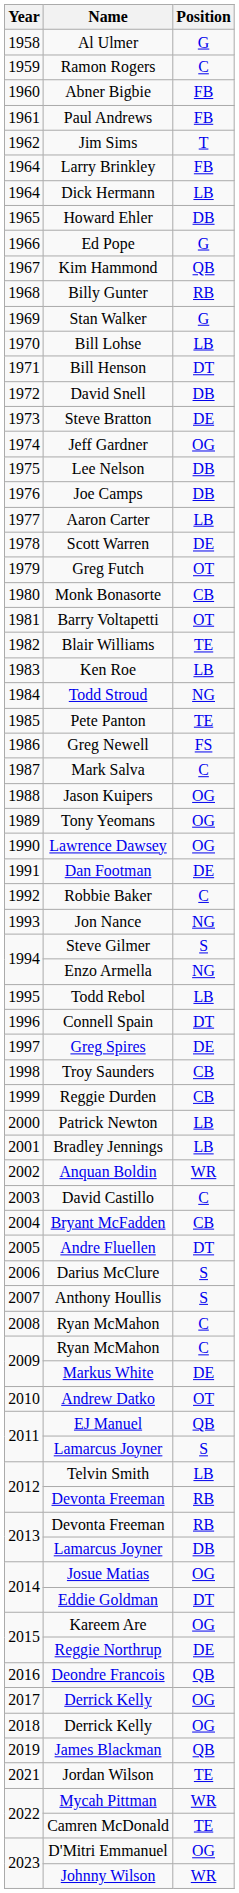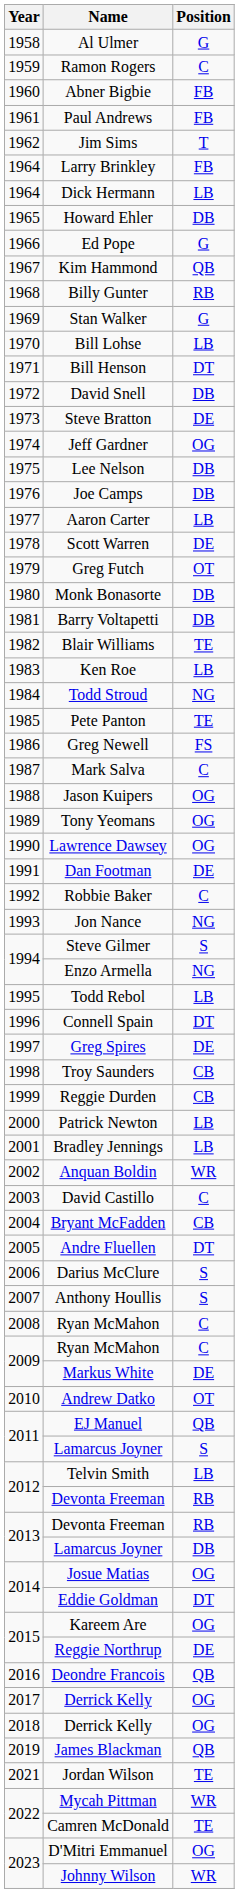(204, 594) CB -> (204, 594) DB
(204, 619) OT -> (204, 619) DB
